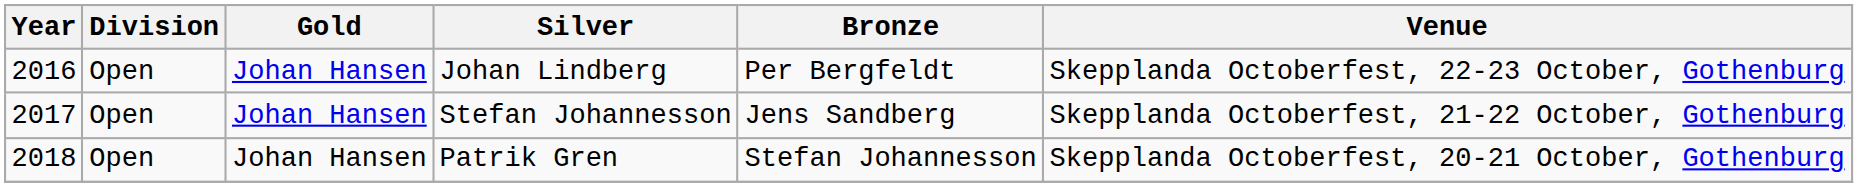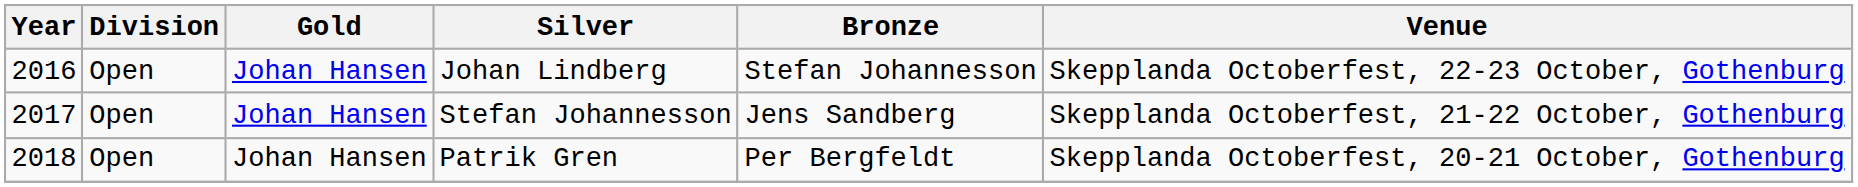(850, 71) Per Bergfeldt -> (891, 71) Stefan Johannesson
(891, 159) Stefan Johannesson -> (850, 159) Per Bergfeldt
